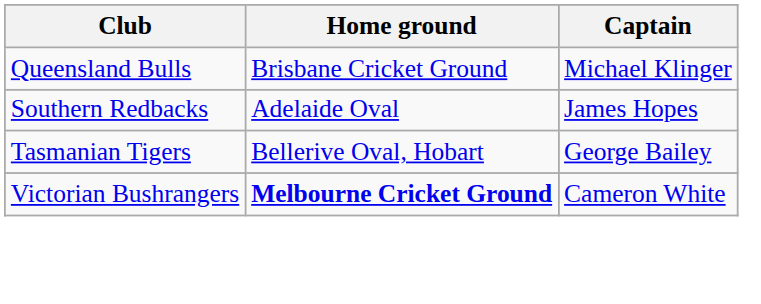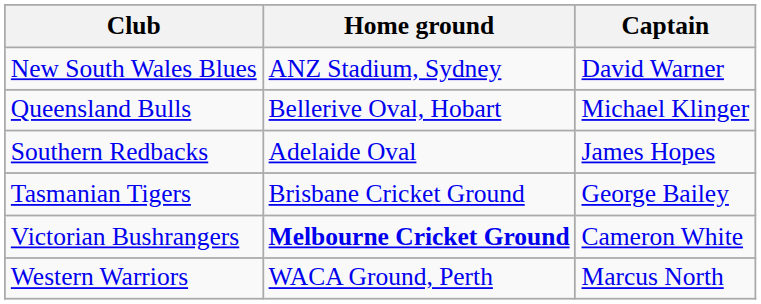+ row: (134, 67)
(379, 67) Brisbane Cricket Ground -> (385, 109) Bellerive Oval, Hobart
(368, 152) Bellerive Oval, Hobart -> (397, 194) Brisbane Cricket Ground
+ row: (99, 278)
